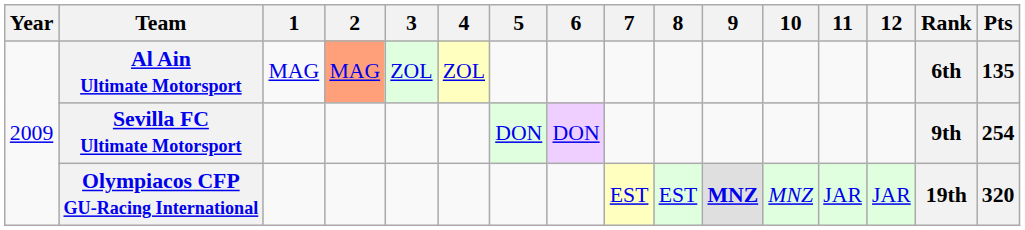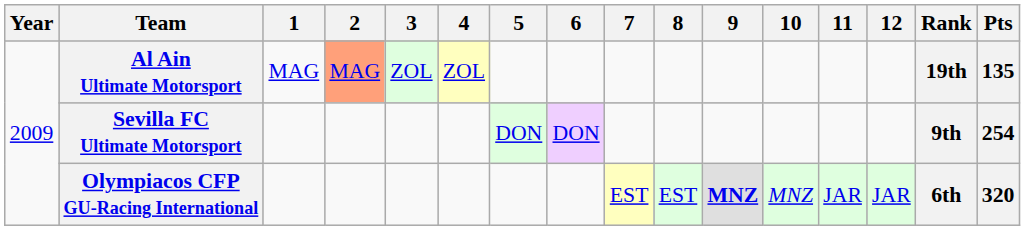(946, 71) 6th -> (946, 71) 19th
(946, 194) 19th -> (946, 194) 6th
